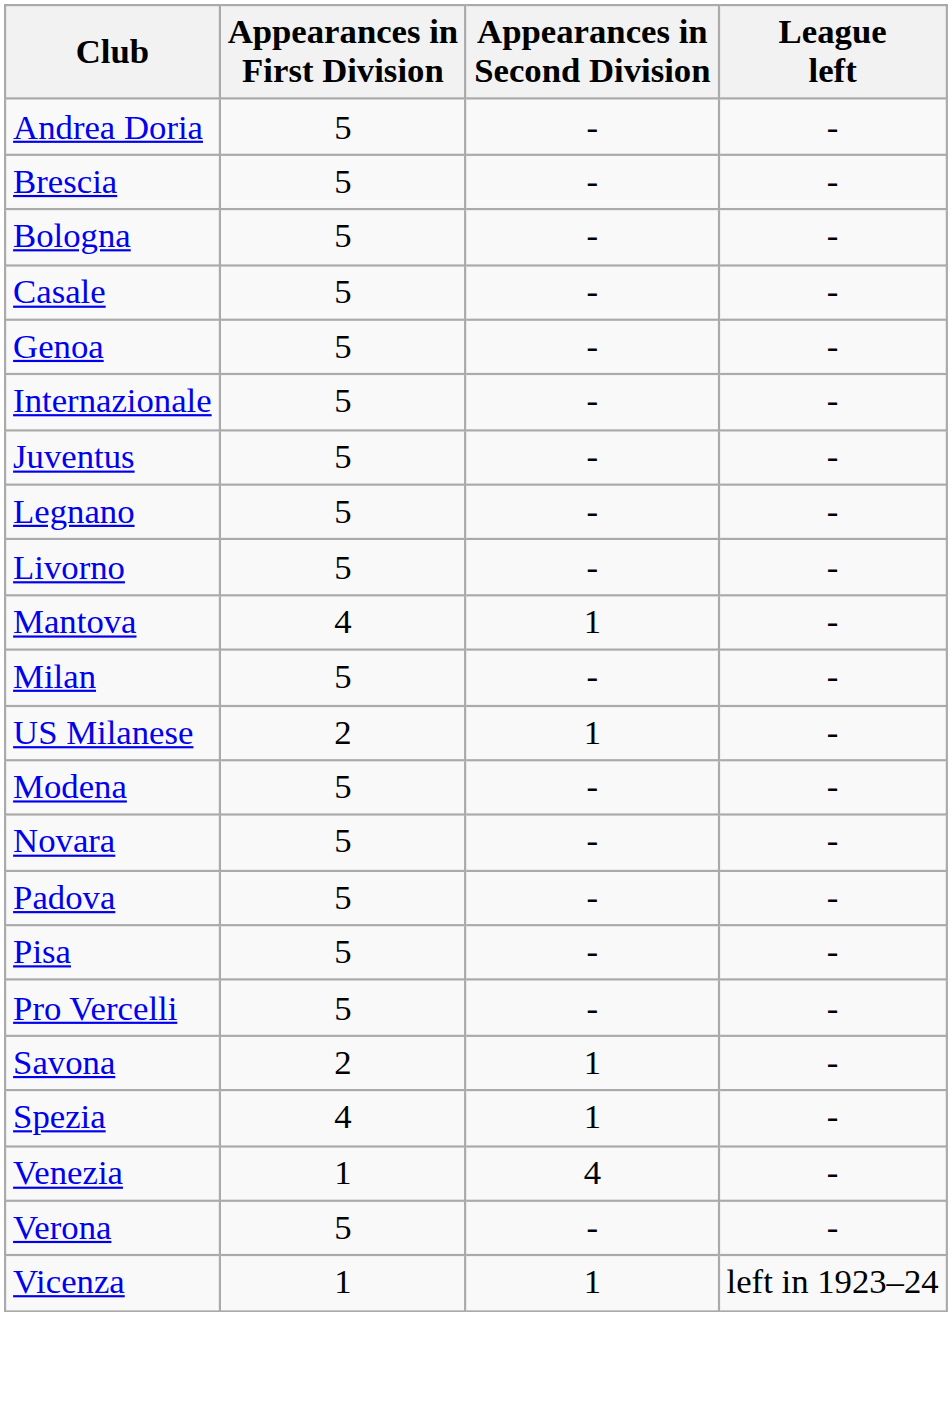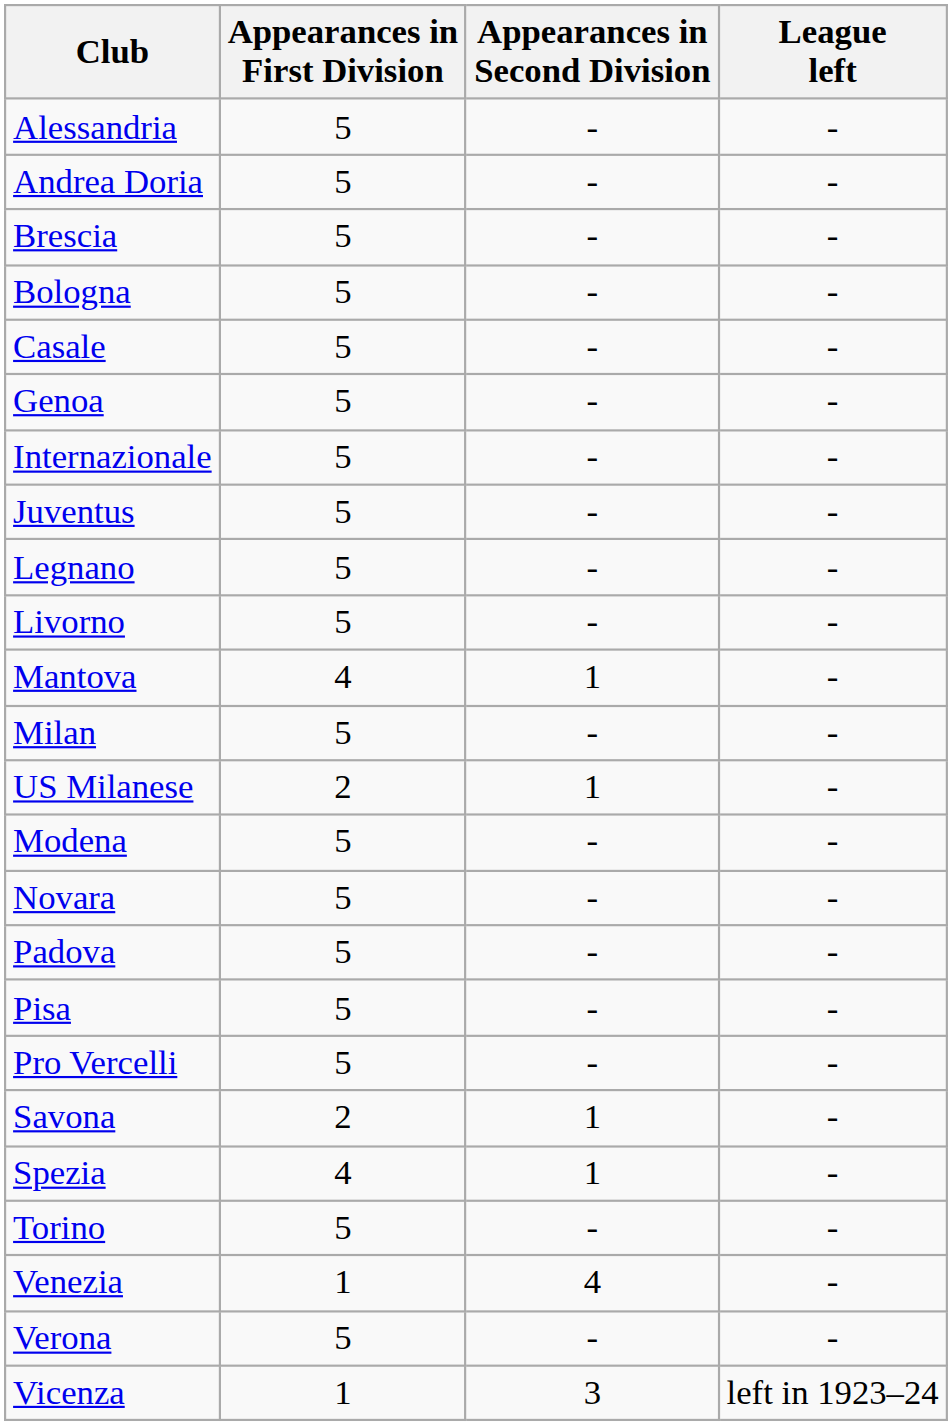+ row: (95, 126)
+ row: (59, 1227)
(592, 1282) 1 -> (592, 1392) 3
